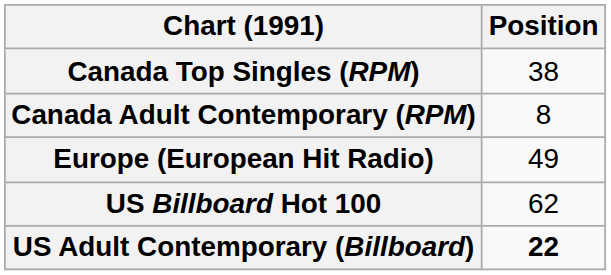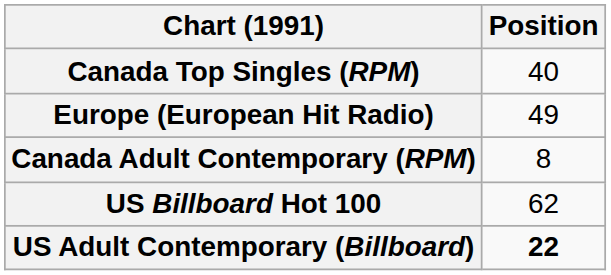(544, 70) 38 -> (544, 70) 40
rows swapped: (244, 114) <-> (244, 159)
